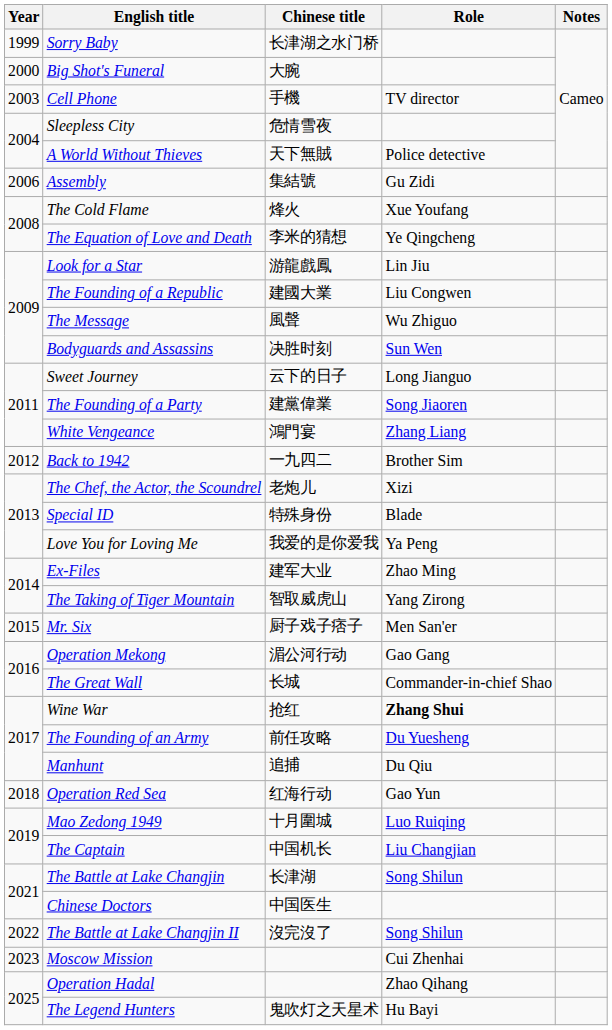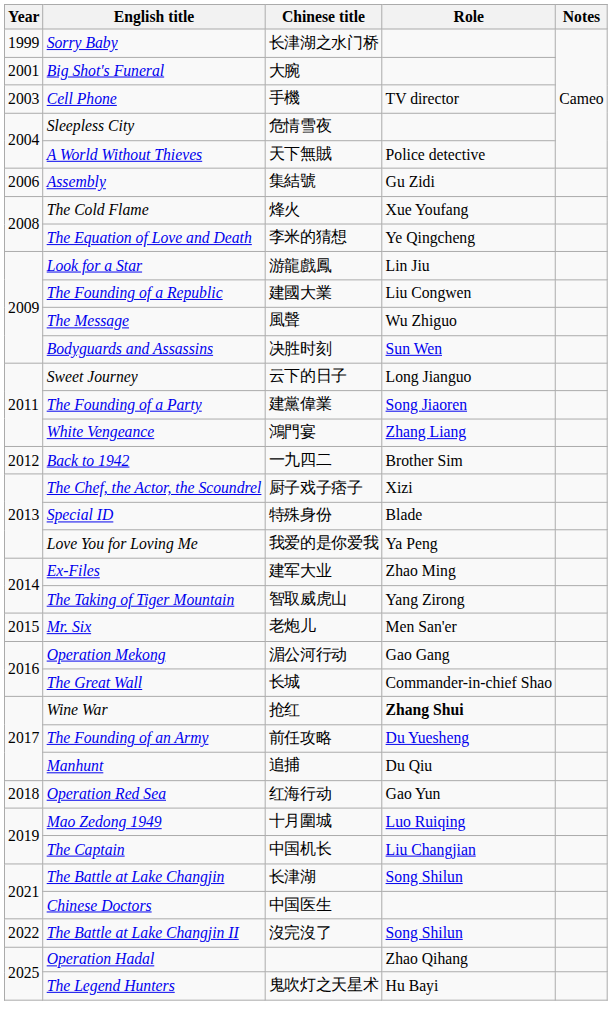(24, 71) 2000 -> (24, 71) 2001
(292, 487) 老炮儿 -> (316, 487) 厨子戏子痞子
(316, 626) 厨子戏子痞子 -> (292, 626) 老炮儿
- row: (100, 959)
